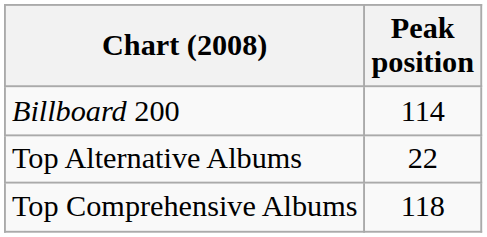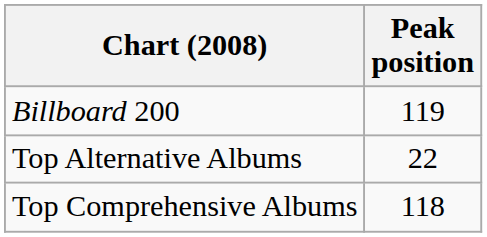(423, 110) 114 -> (423, 110) 119
